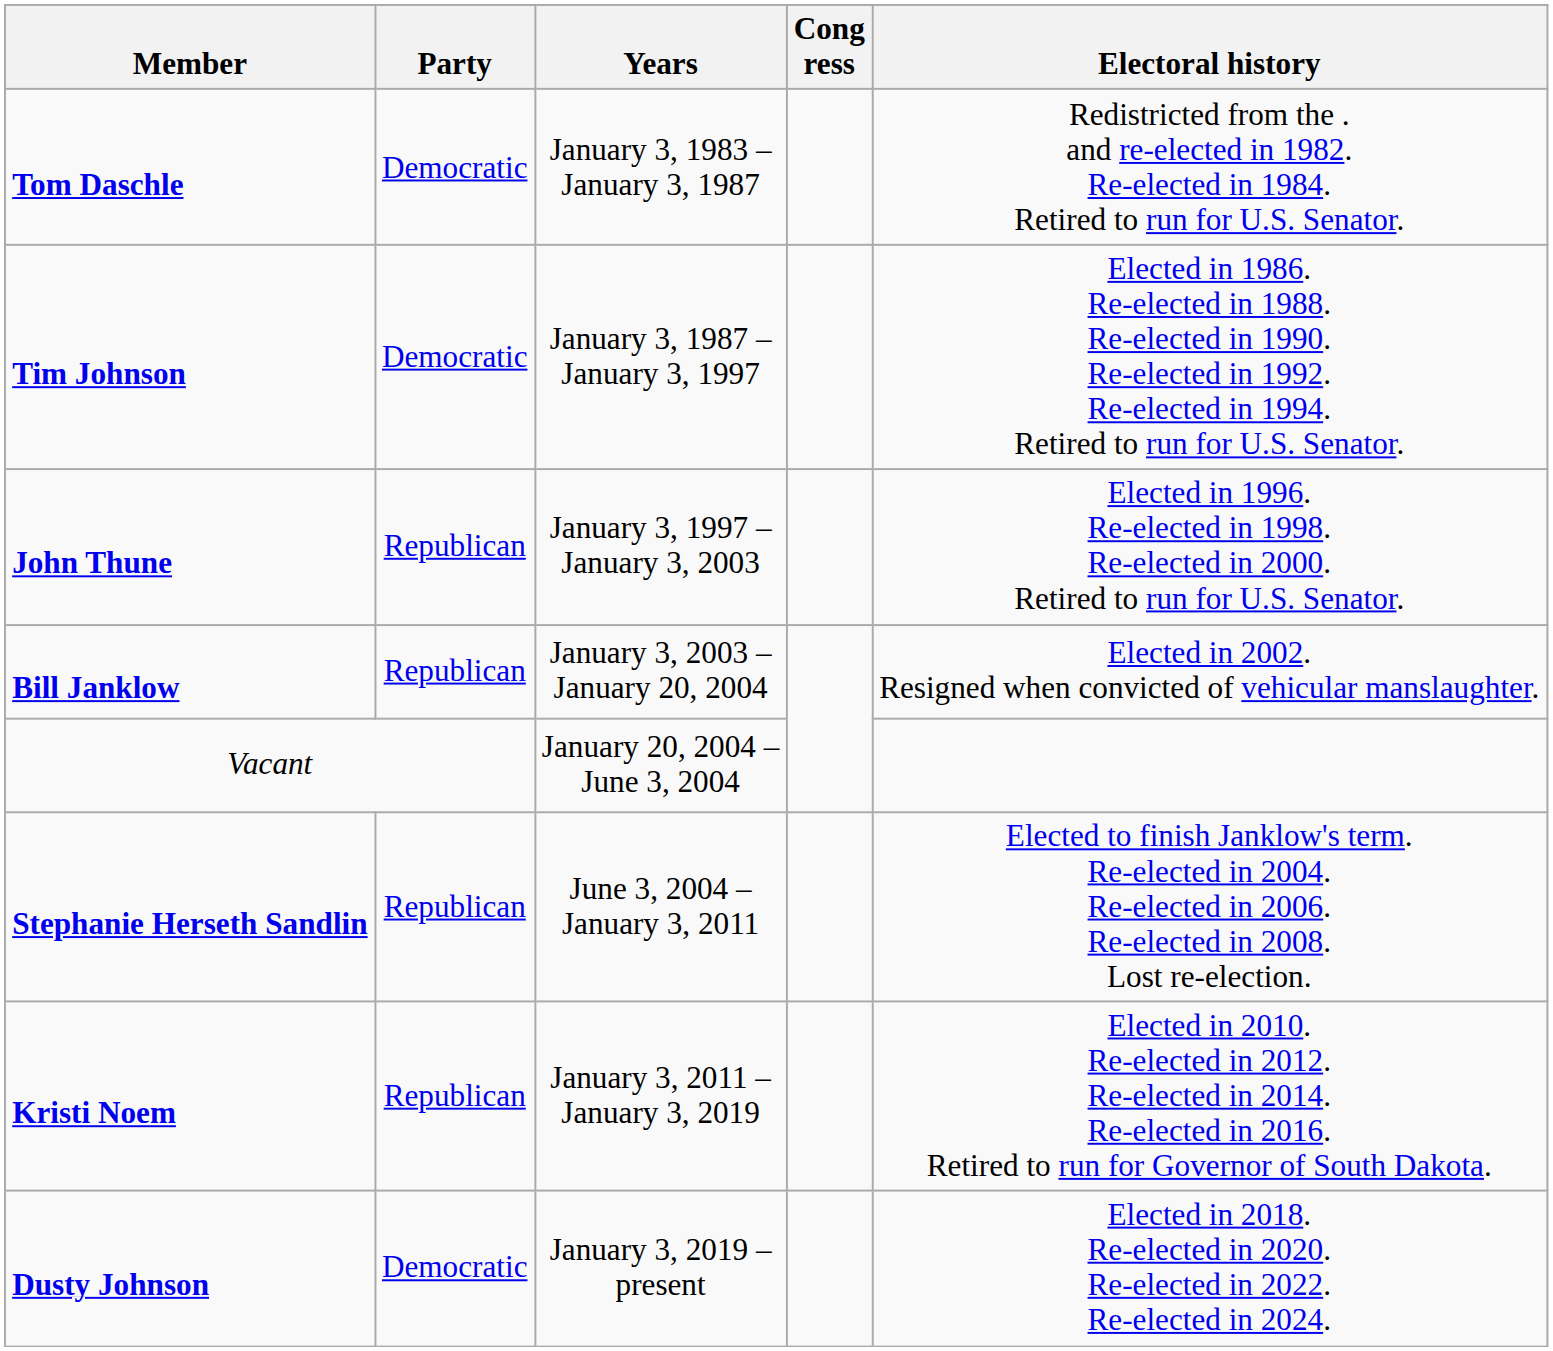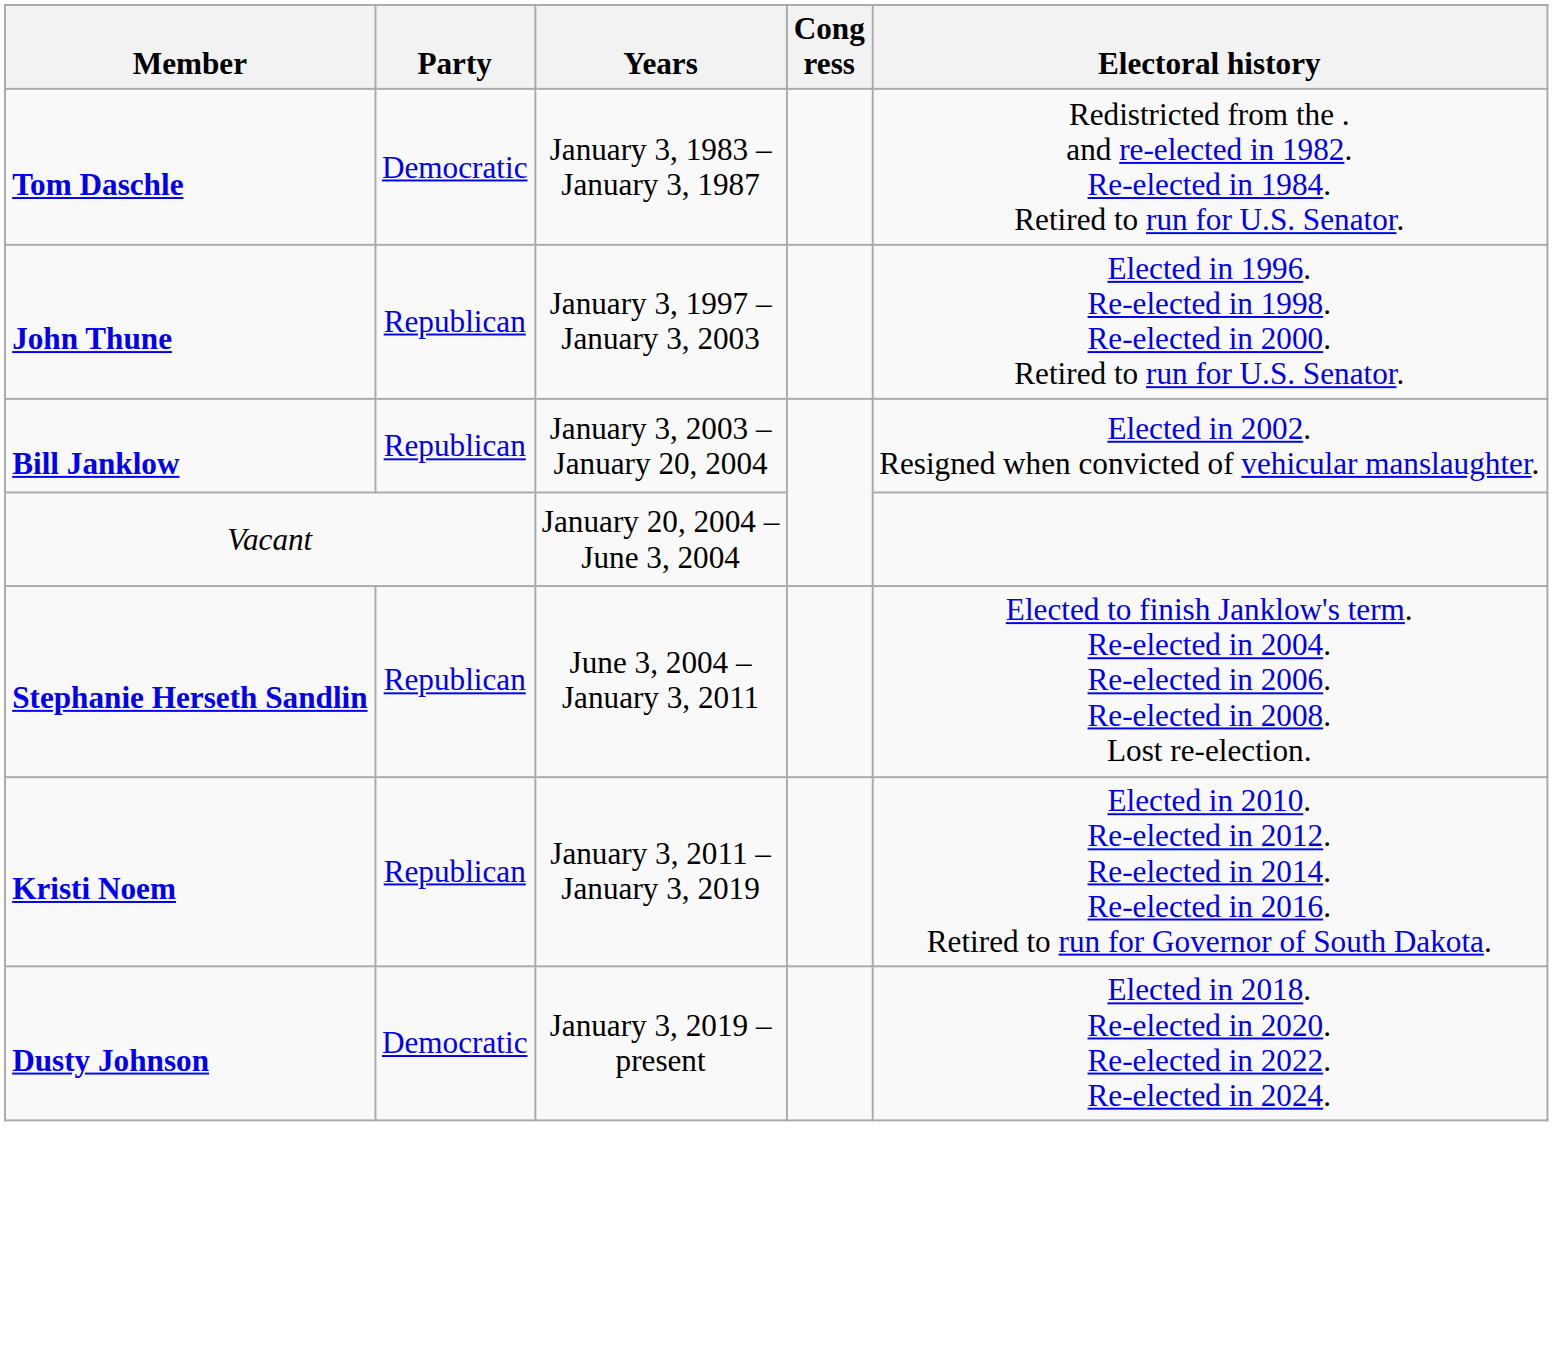- row: (99, 373)
